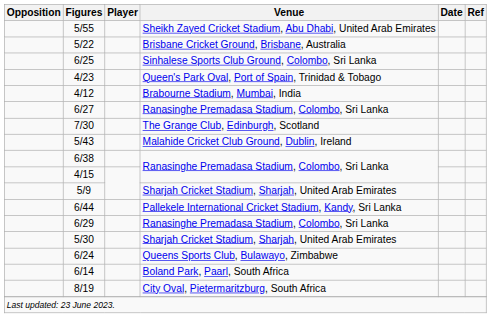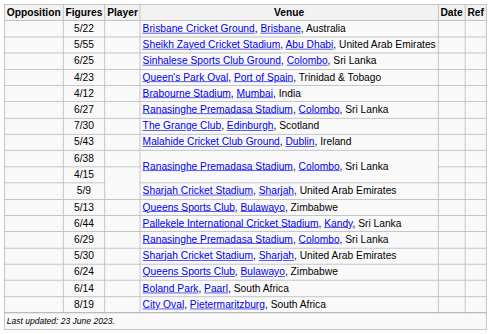rows swapped: (84, 28) <-> (84, 45)
+ row: (84, 207)
